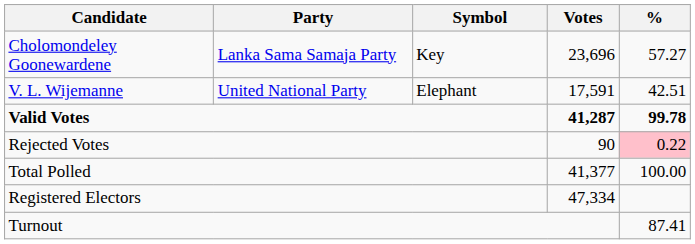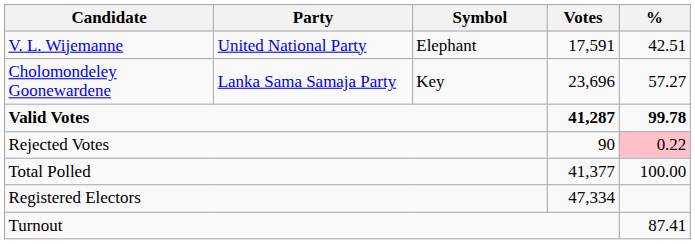rows swapped: (63, 54) <-> (66, 90)
